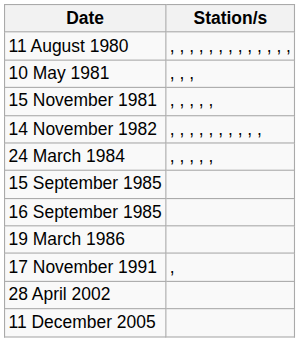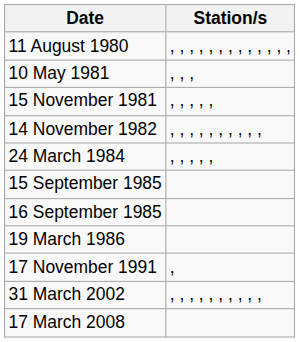+ row: (67, 294)
- row: (59, 294)
- row: (82, 322)
+ row: (67, 322)
